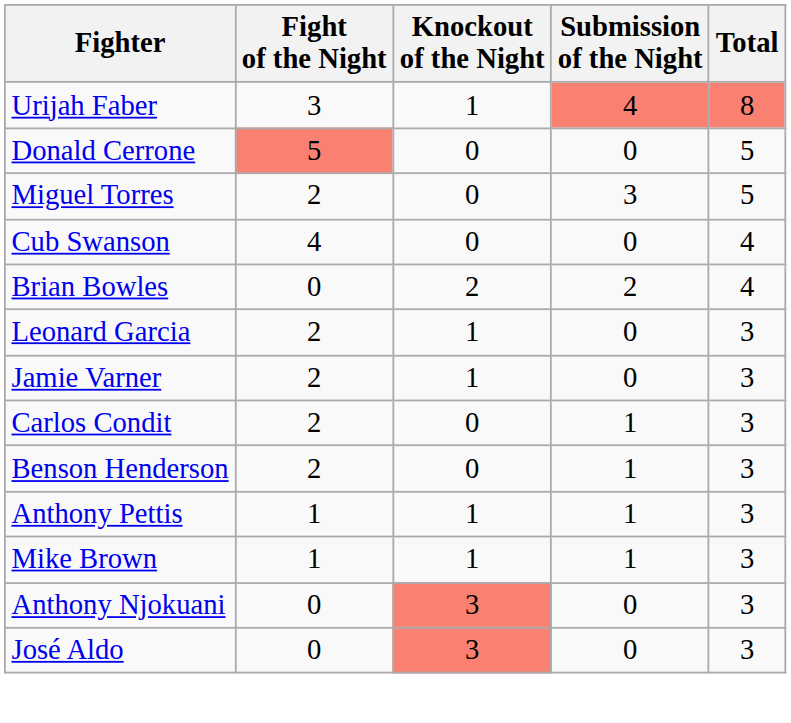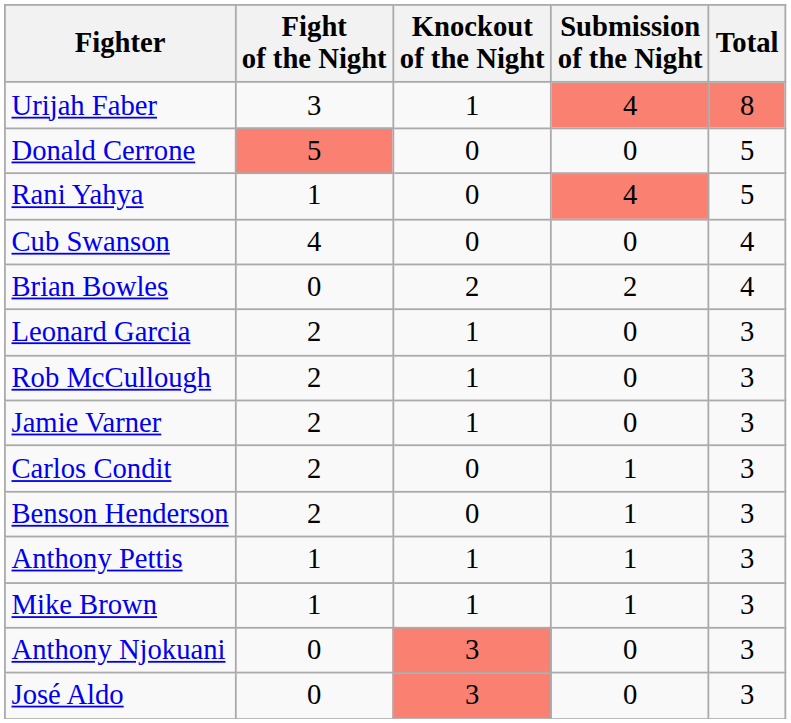- row: (93, 195)
+ row: (78, 195)
+ row: (111, 377)
